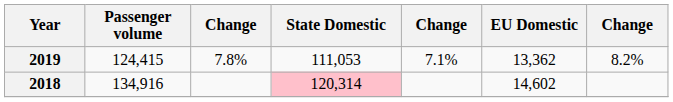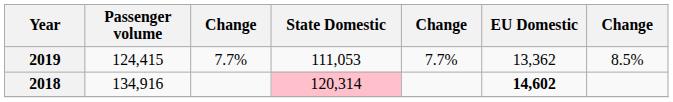(231, 59) 7.8% -> (231, 59) 7.7%
(441, 59) 7.1% -> (441, 59) 7.7%
(627, 59) 8.2% -> (627, 59) 8.5%
(534, 84) normal -> (534, 84) bold
